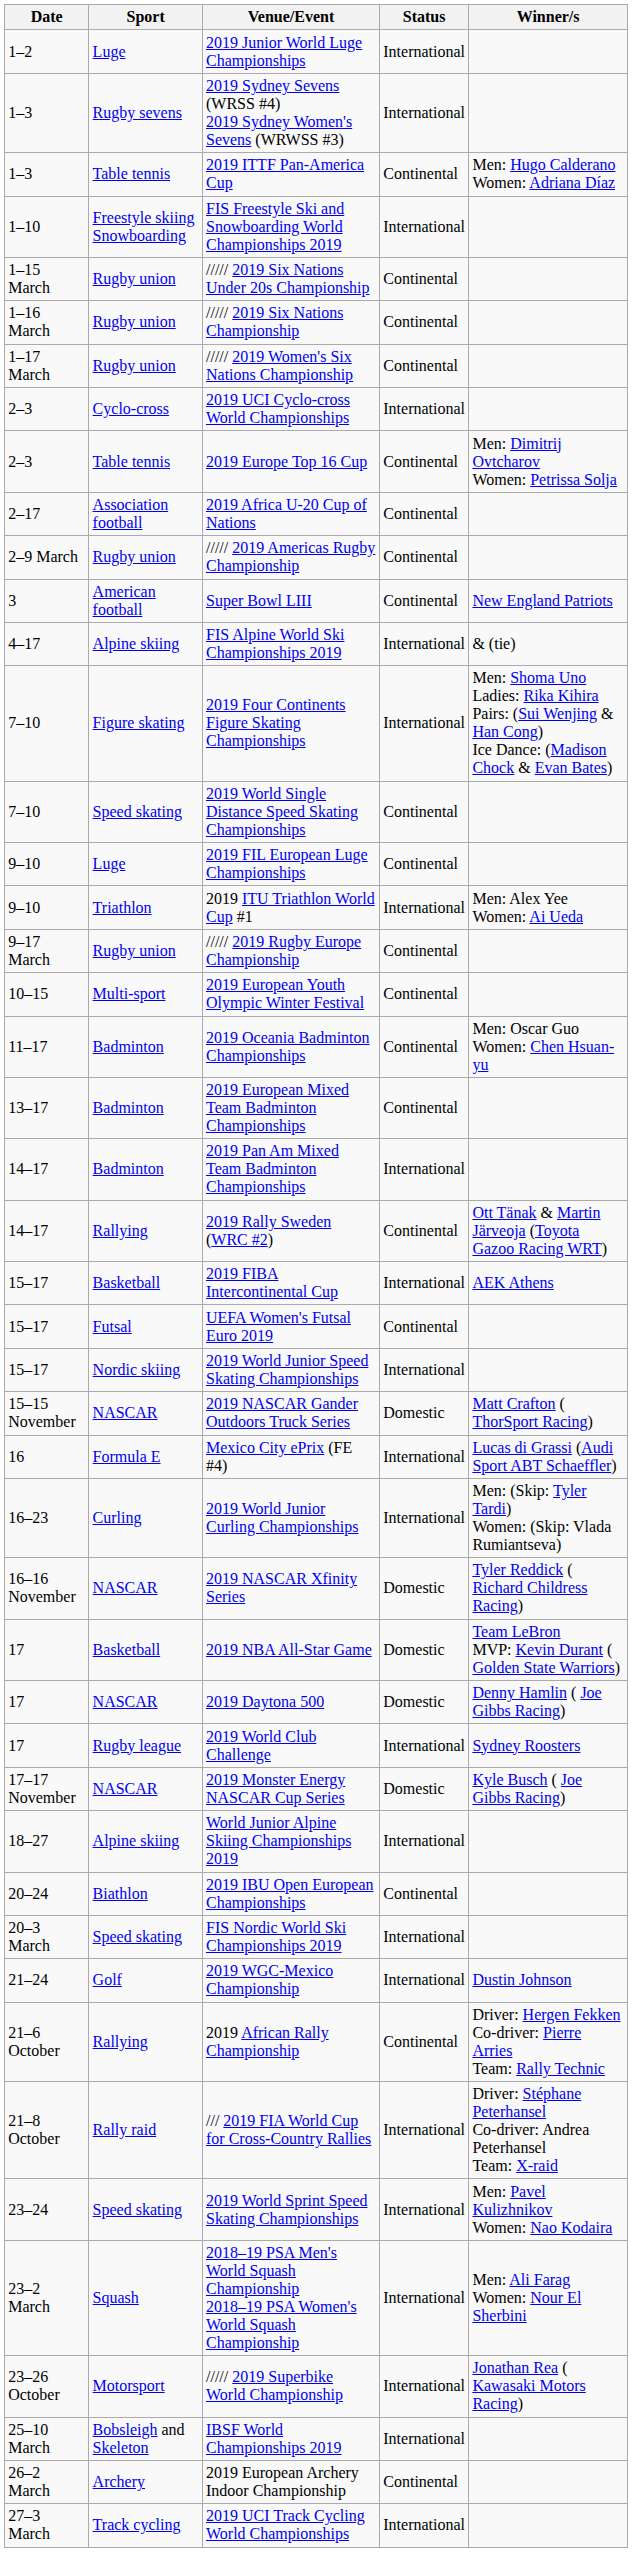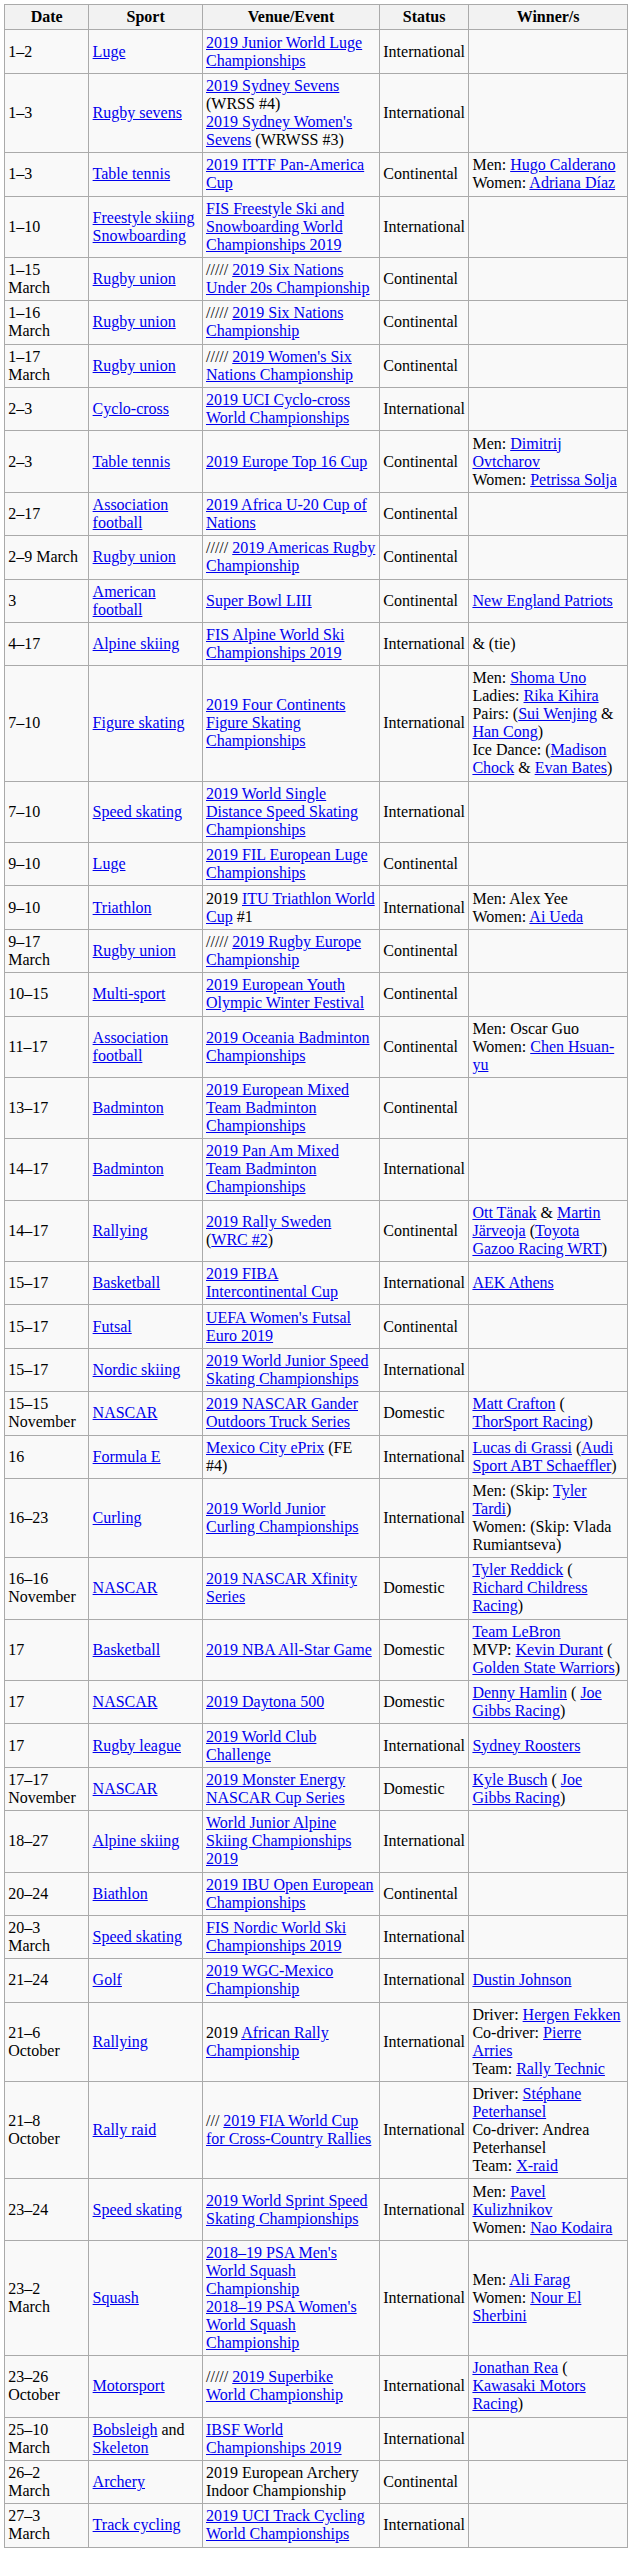(421, 811) Continental -> (424, 811) International
(128, 1046) Badminton -> (130, 1046) Association football
(421, 2041) Continental -> (424, 2041) International
